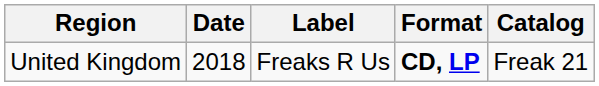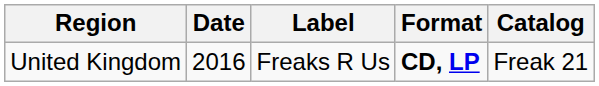(219, 61) 2018 -> (219, 61) 2016
